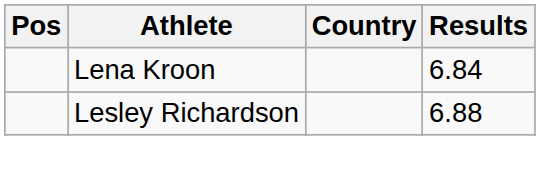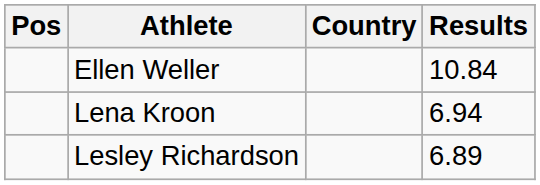+ row: (147, 69)
(456, 69) 6.84 -> (456, 112) 6.94
(456, 112) 6.88 -> (456, 156) 6.89
